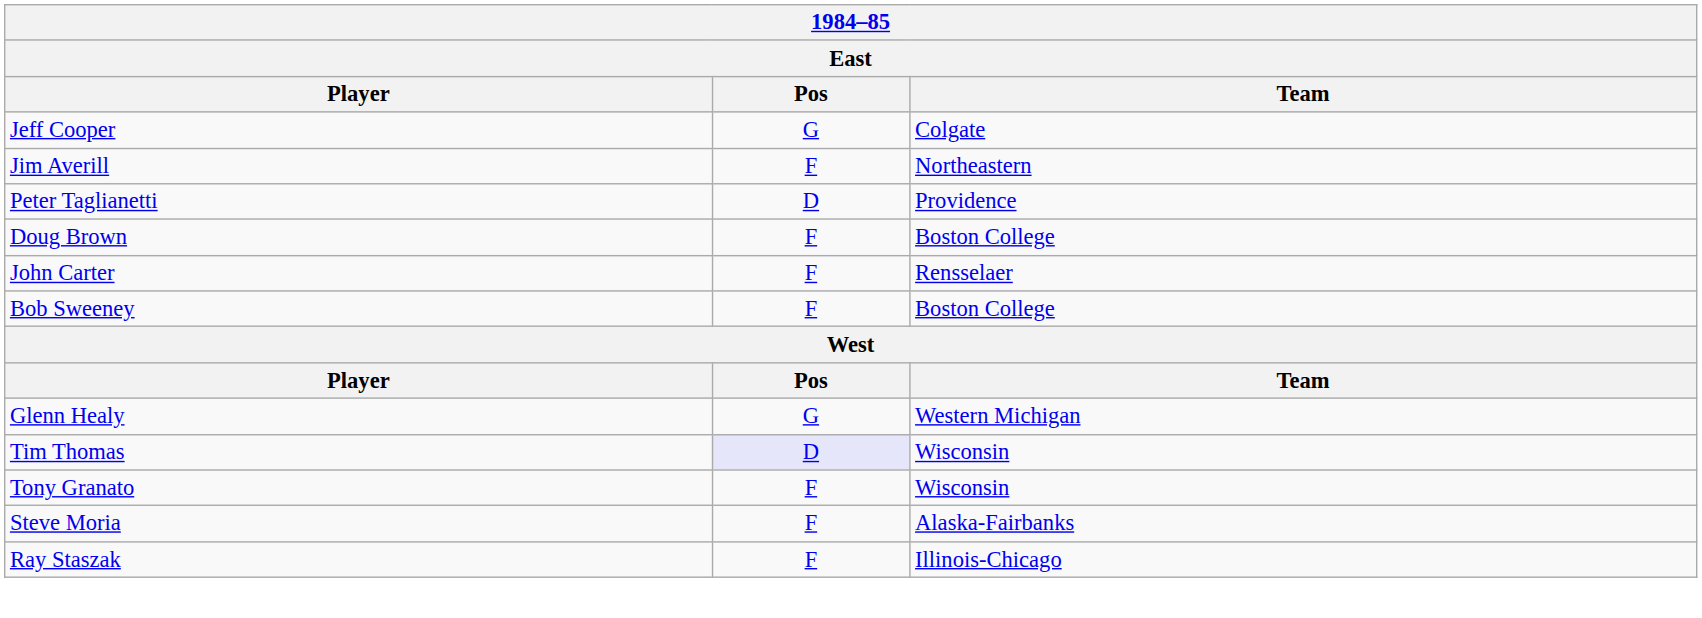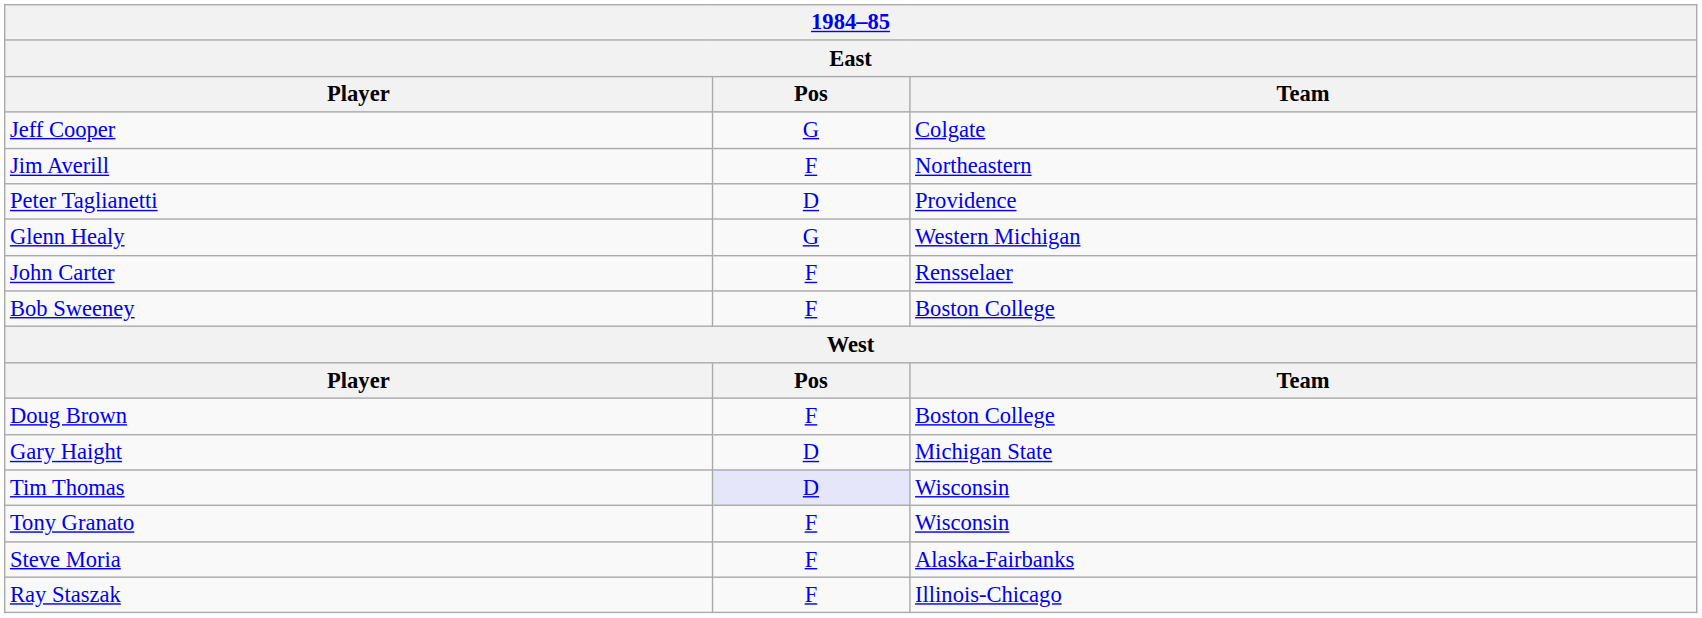rows swapped: (68, 237) <-> (67, 415)
+ row: (66, 451)
